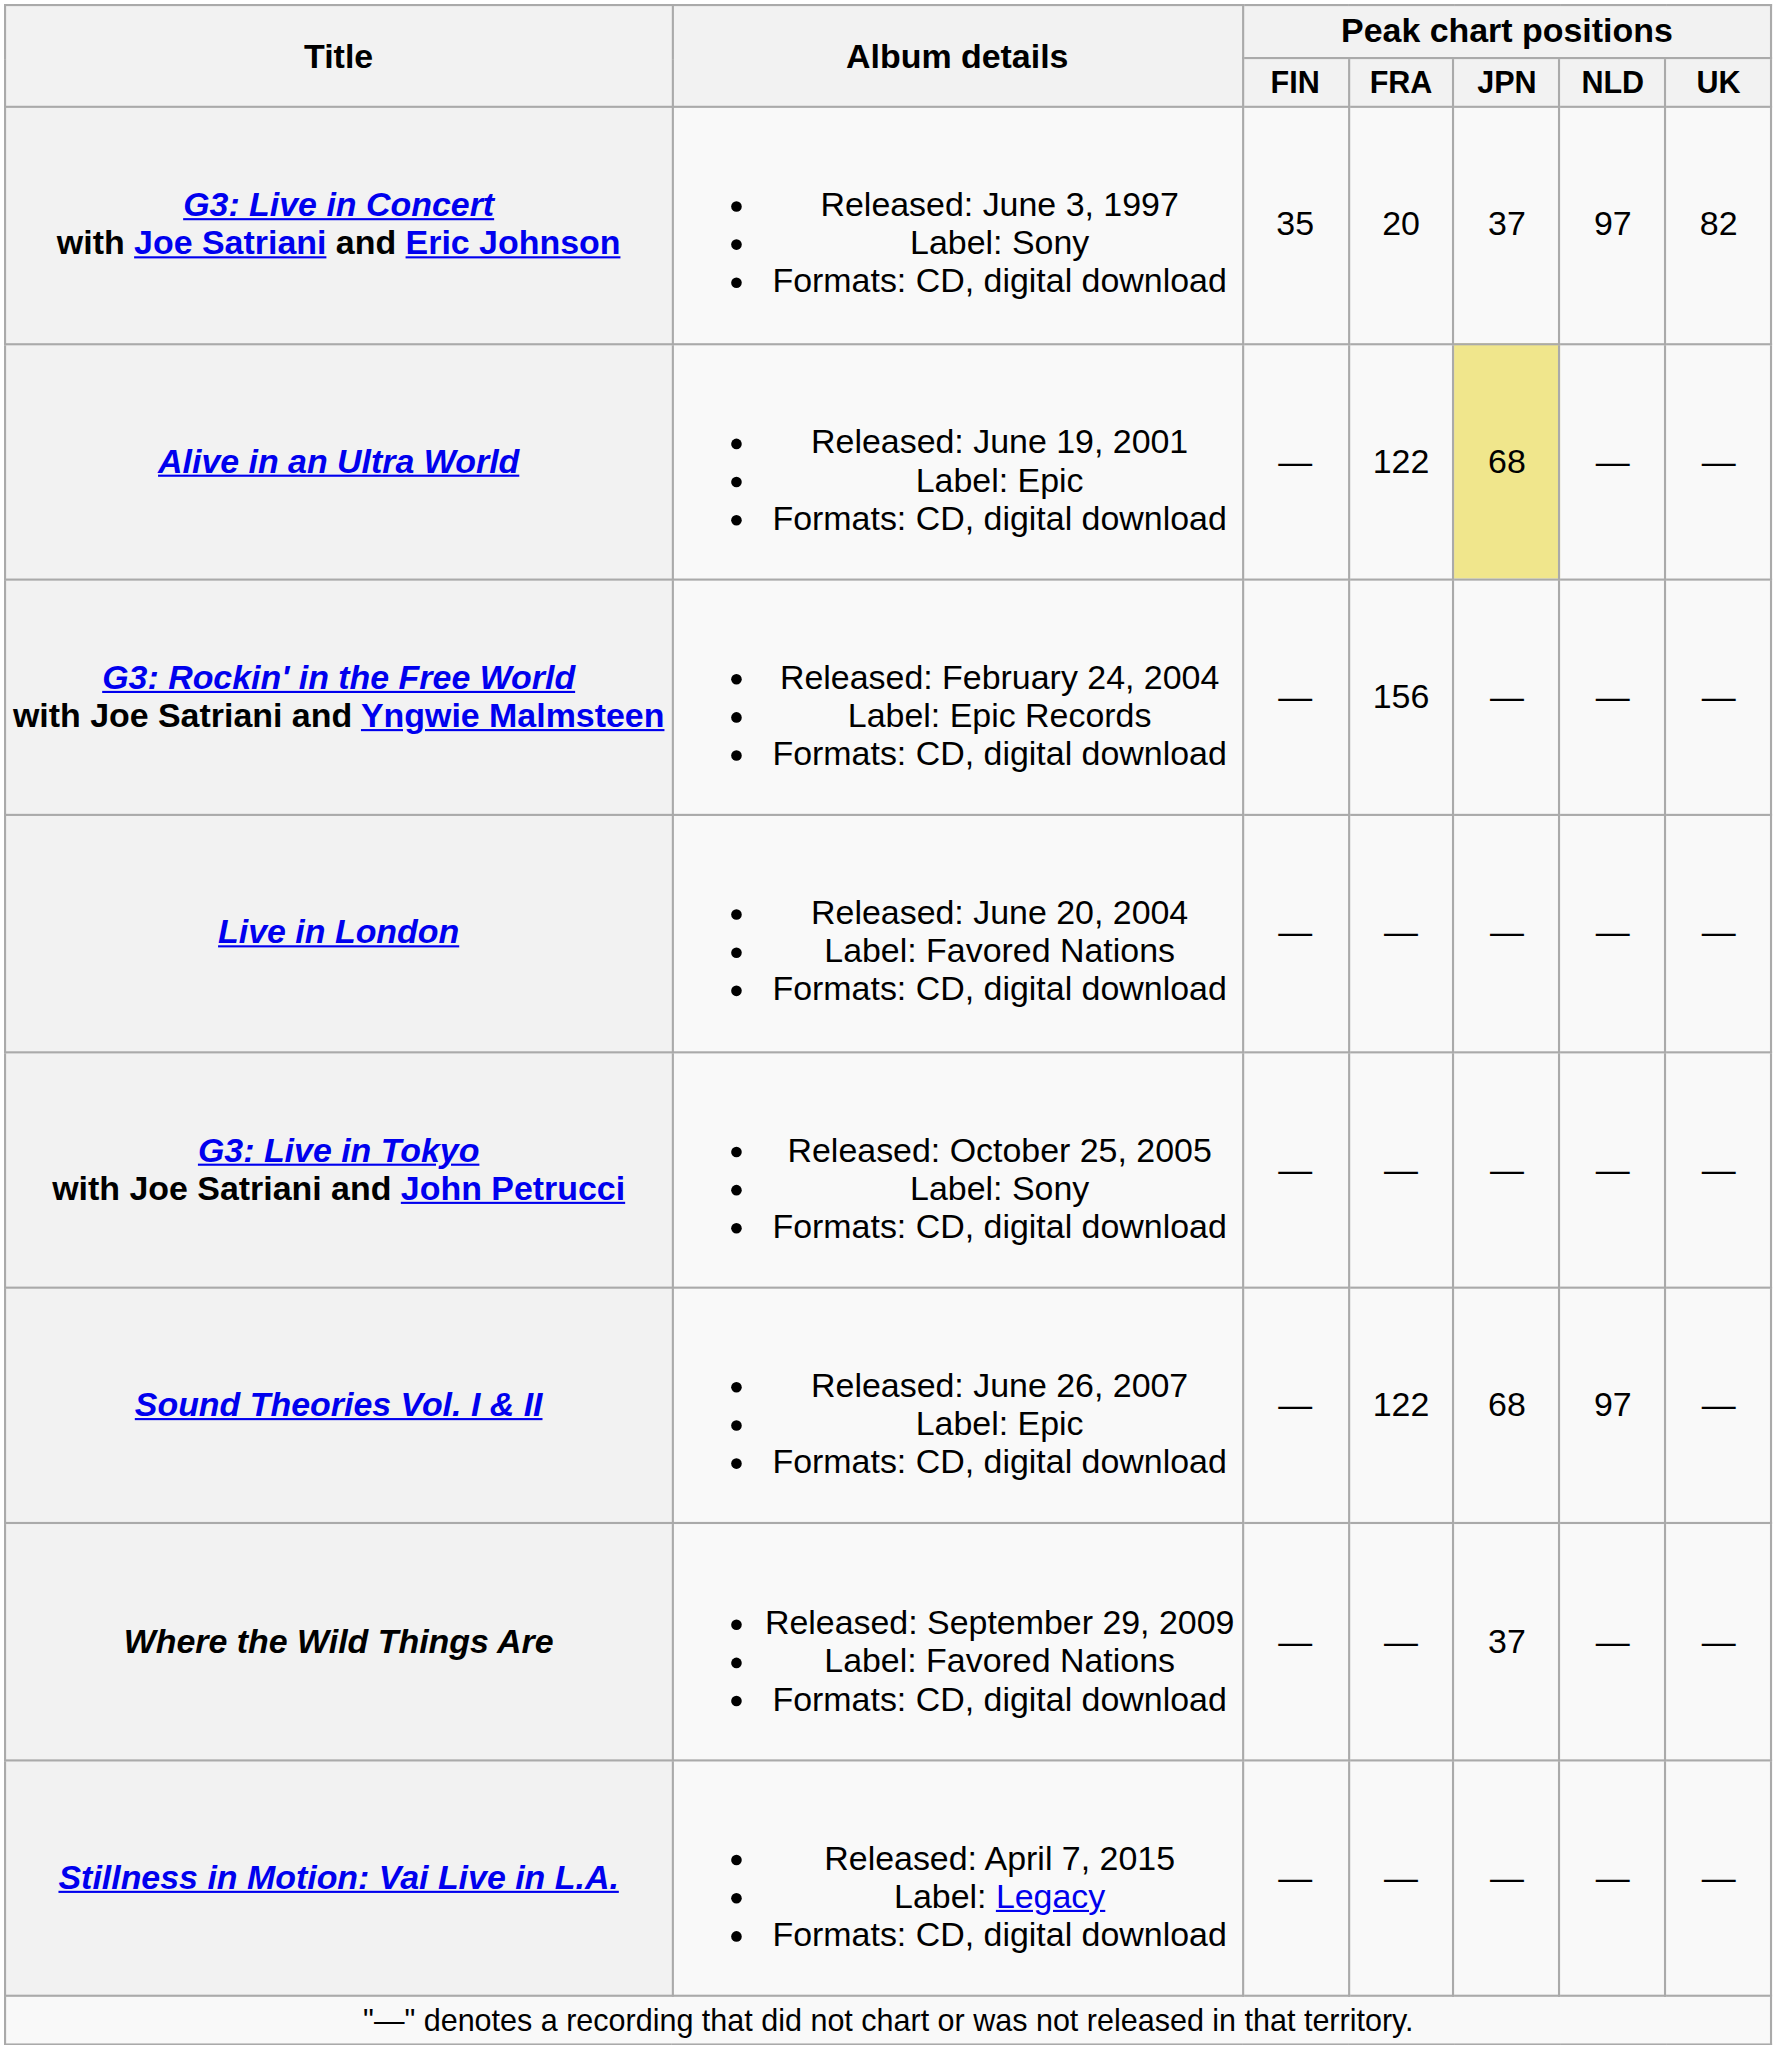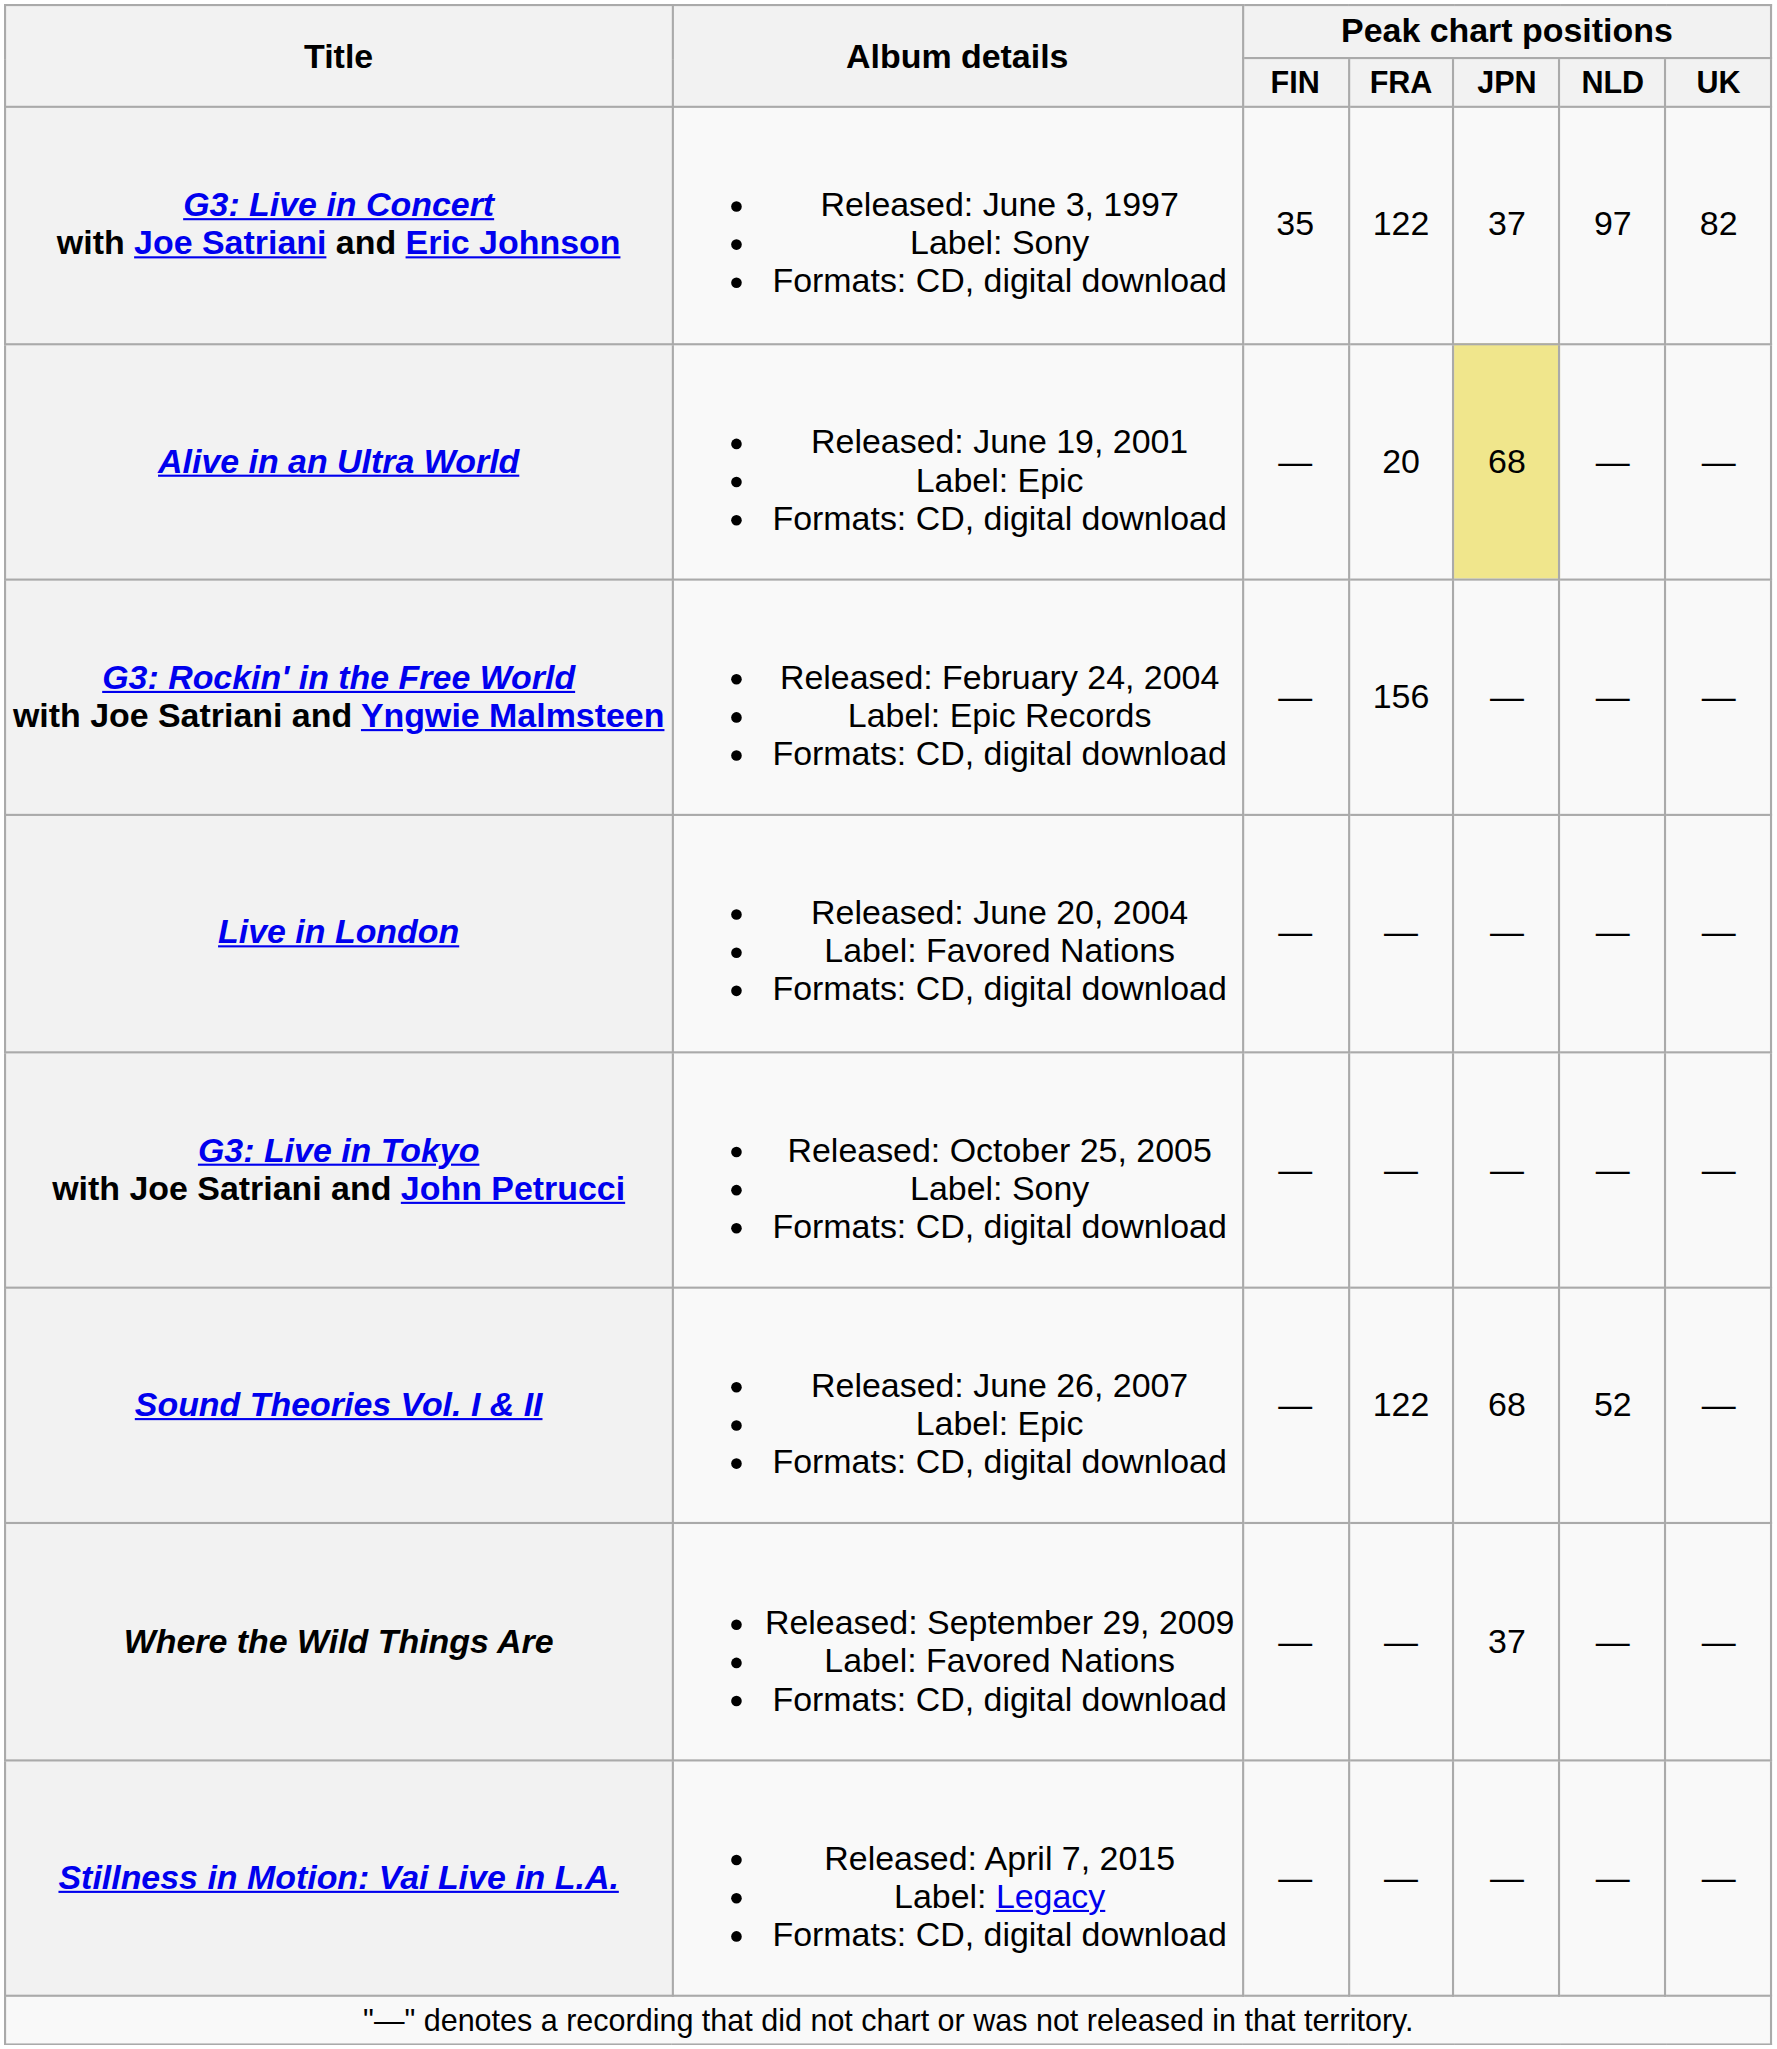(1401, 224) 20 -> (1401, 224) 122
(1401, 460) 122 -> (1401, 460) 20
(1613, 1405) 97 -> (1613, 1405) 52
